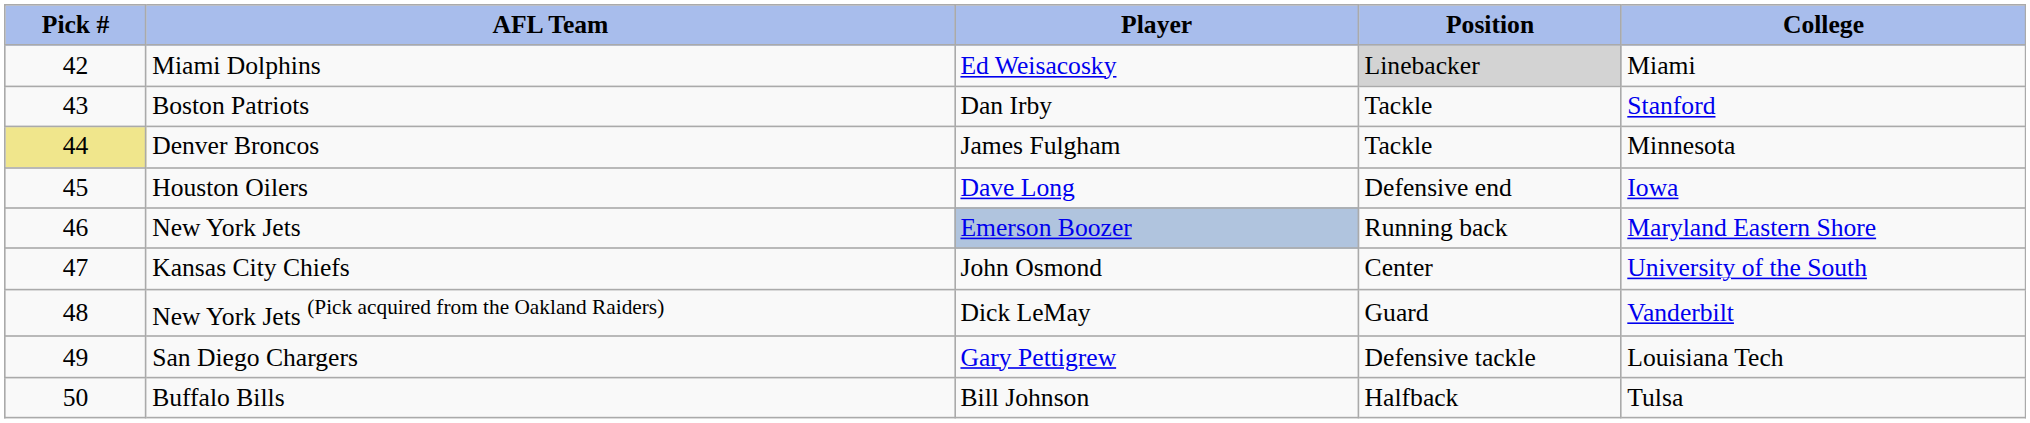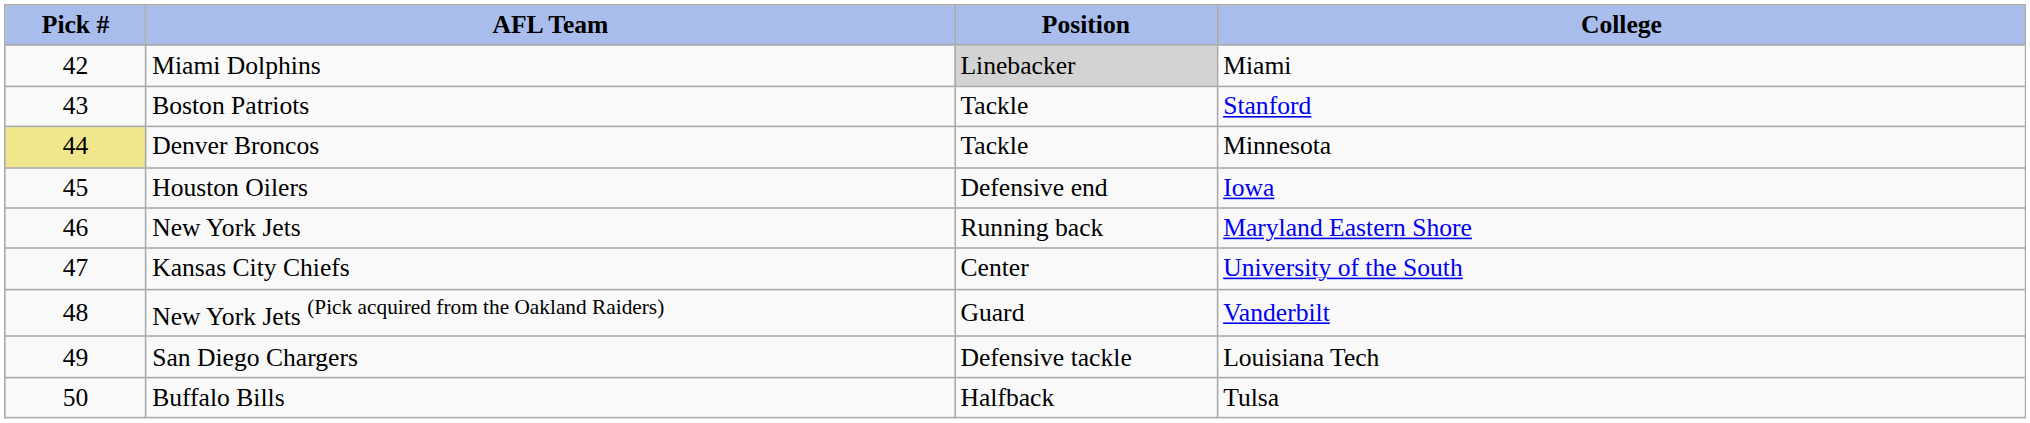- column: (1157, 24)
